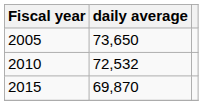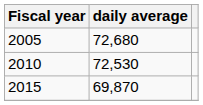(116, 40) 73,650 -> (116, 40) 72,680
(116, 64) 72,532 -> (116, 64) 72,530
